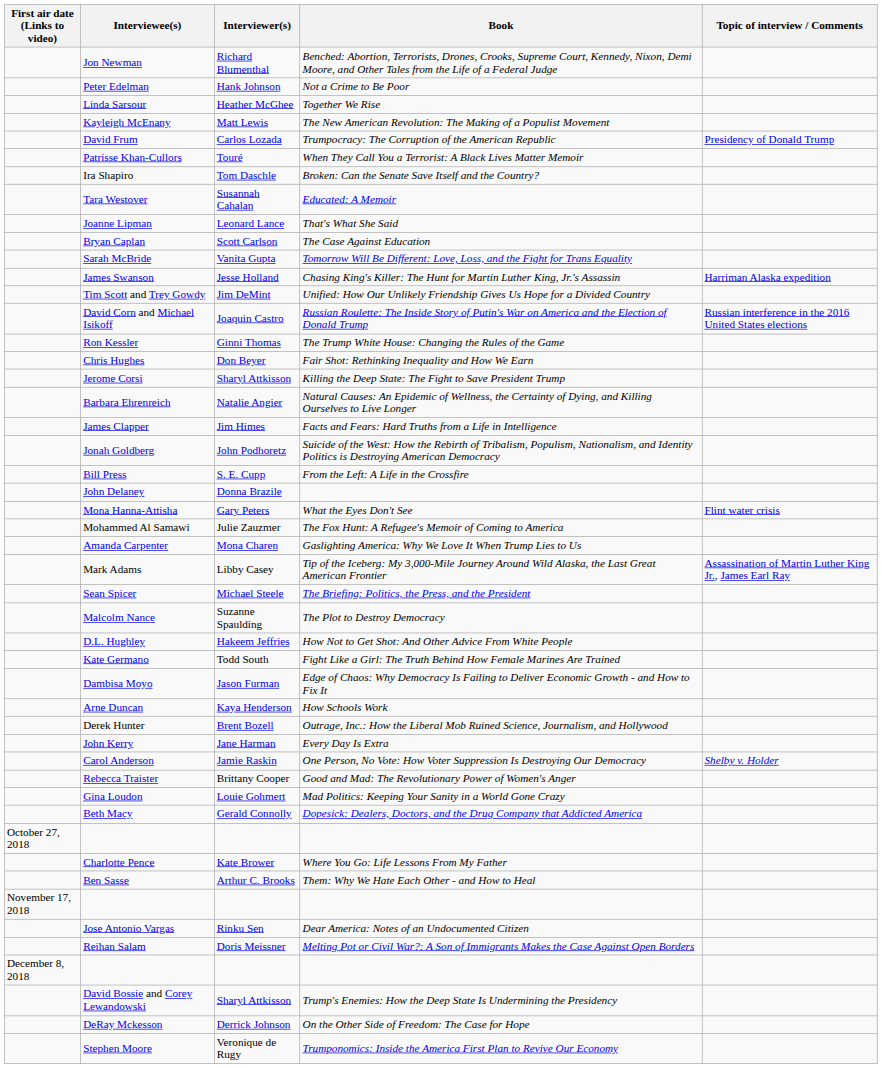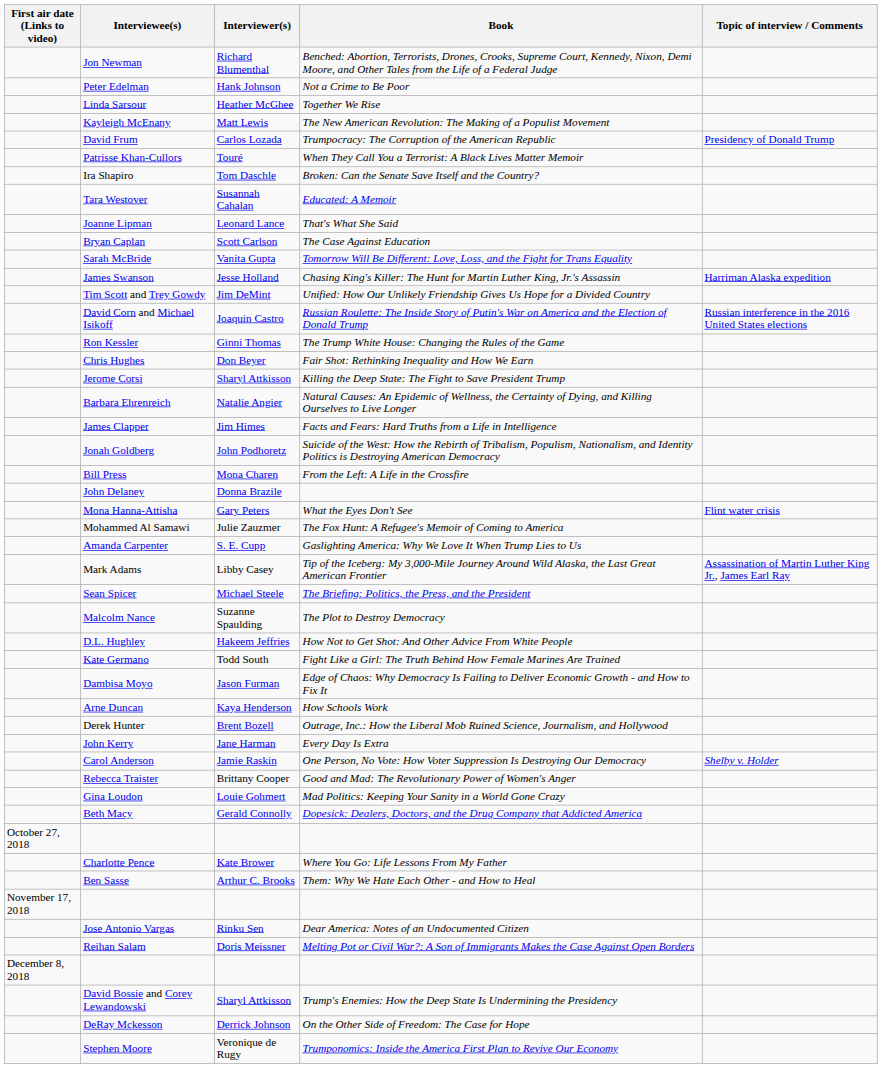(241, 474) S. E. Cupp -> (247, 474) Mona Charen
(247, 545) Mona Charen -> (241, 545) S. E. Cupp
